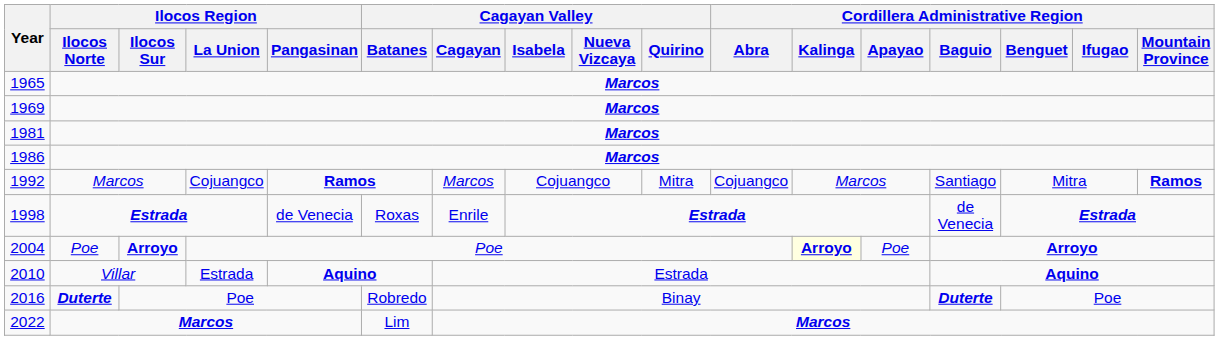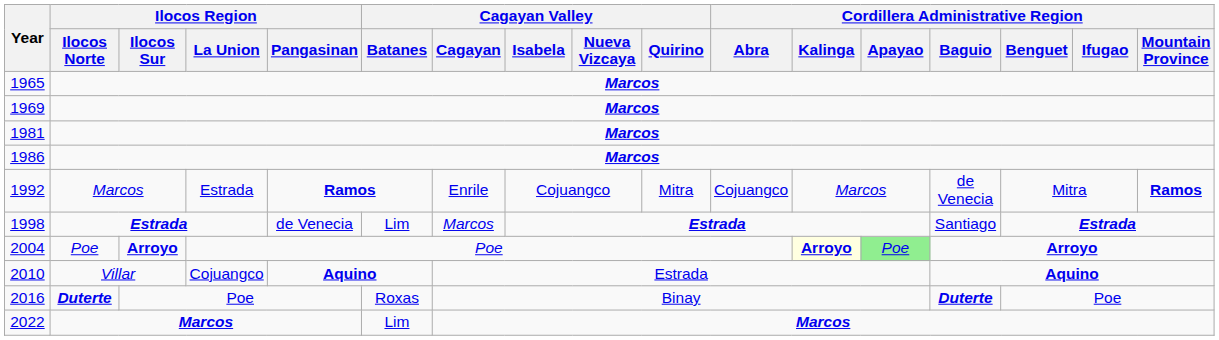(227, 181) Cojuangco -> (227, 190) Estrada
(468, 181) Marcos -> (468, 190) Enrile
(965, 181) Santiago -> (965, 190) de Venecia
(397, 215) Roxas -> (397, 224) Lim
(468, 215) Enrile -> (468, 224) Marcos
(965, 215) de Venecia -> (965, 224) Santiago
(895, 248) no background -> (895, 248) lightgreen background
(227, 273) Estrada -> (227, 273) Cojuangco
(397, 297) Robredo -> (397, 297) Roxas
